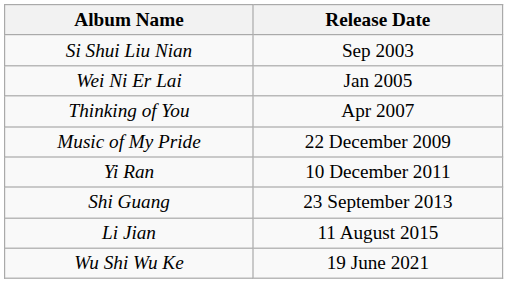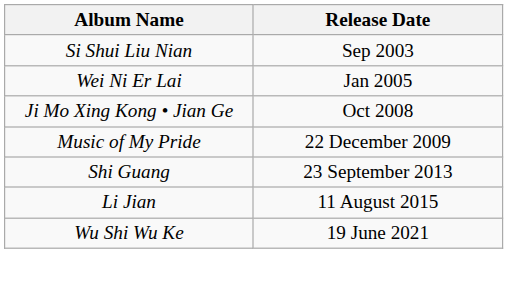- row: (129, 111)
+ row: (129, 111)
- row: (129, 171)
